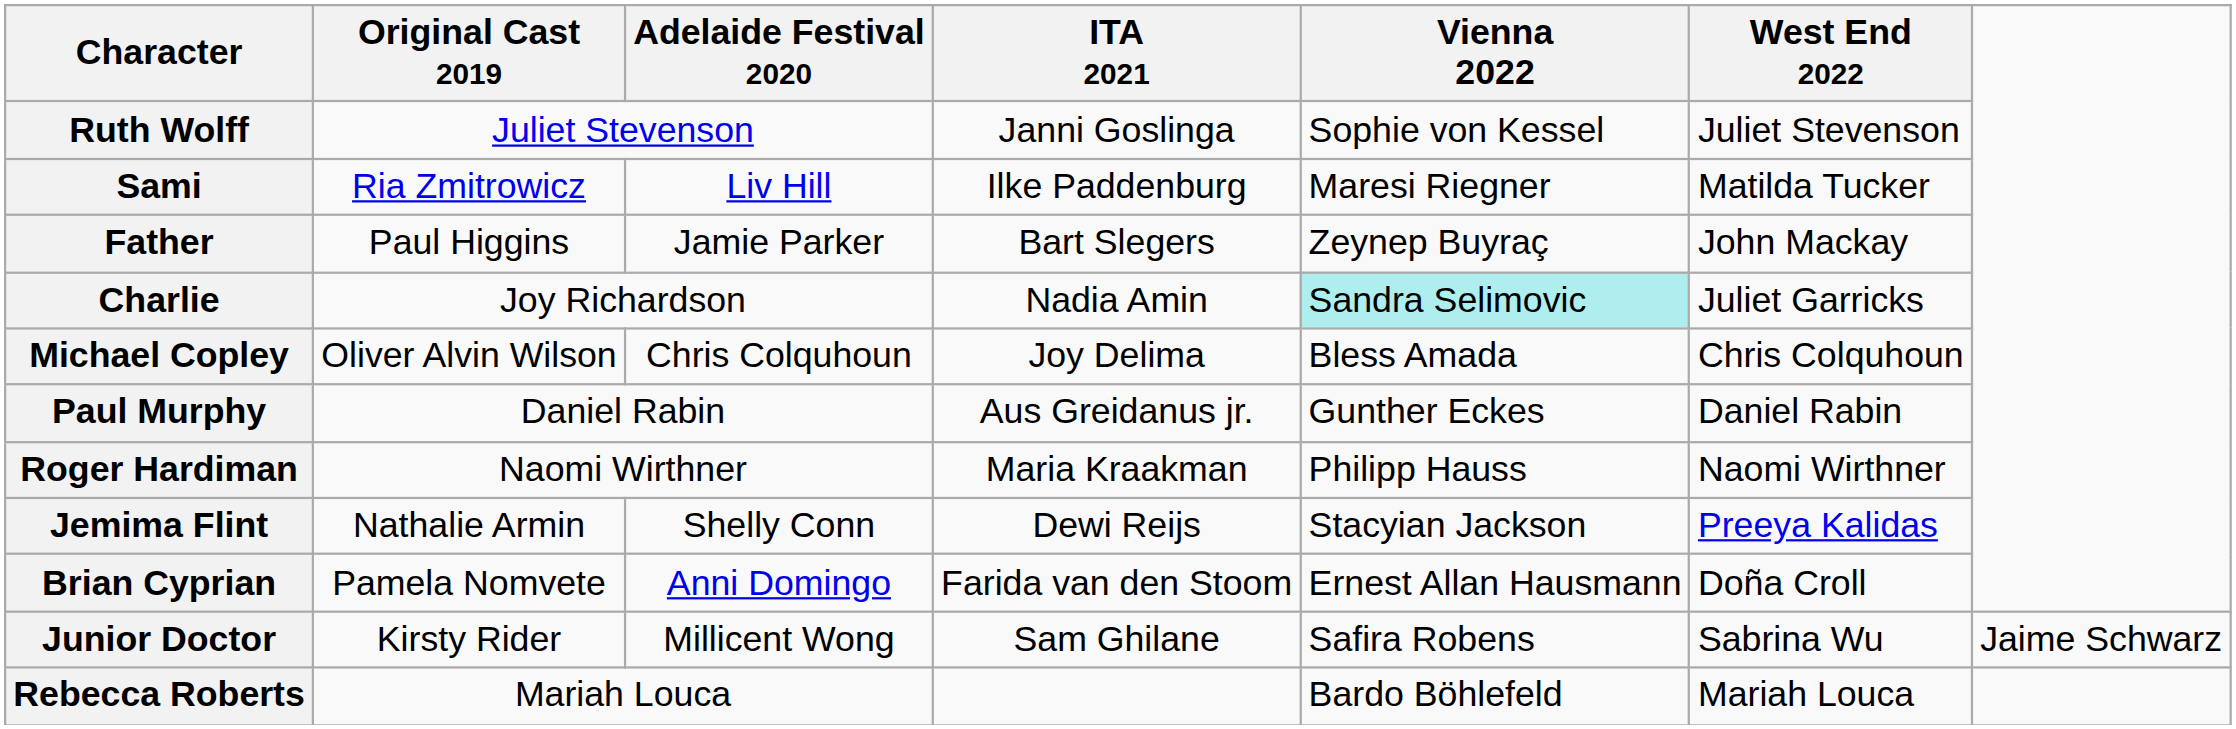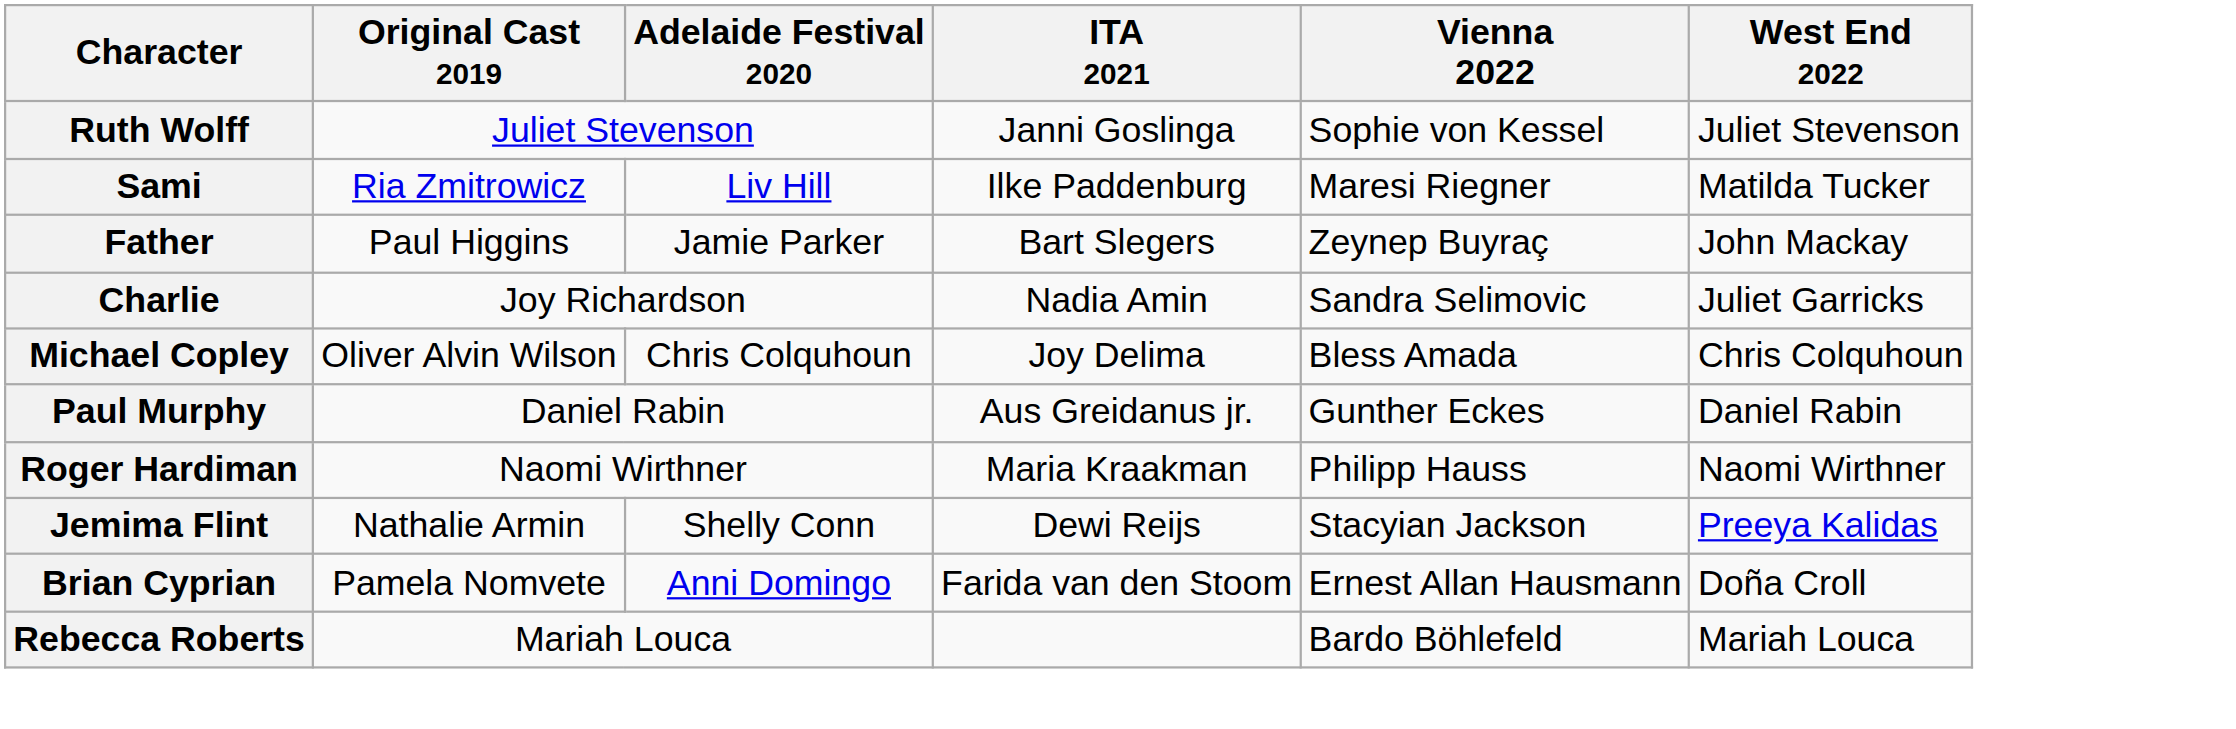(1447, 299) paleturquoise background -> (1447, 299) no background
- row: (159, 638)
